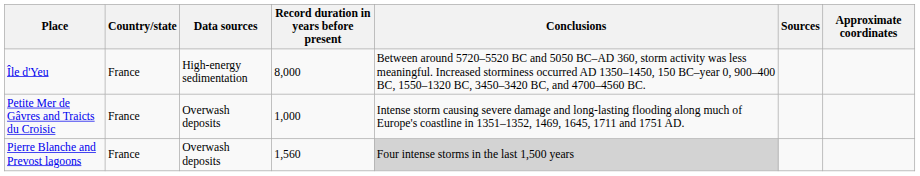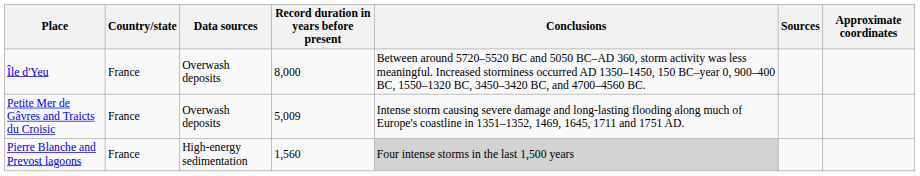(215, 71) High-energy sedimentation -> (206, 71) Overwash deposits
(287, 116) 1,000 -> (287, 116) 5,009
(206, 154) Overwash deposits -> (215, 154) High-energy sedimentation
